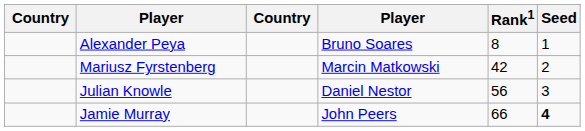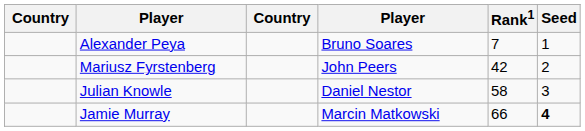(495, 43) 8 -> (495, 43) 7
(381, 67) Marcin Matkowski -> (359, 67) John Peers
(499, 91) 56 -> (499, 91) 58
(359, 114) John Peers -> (381, 114) Marcin Matkowski
